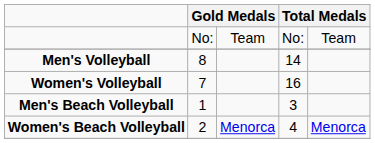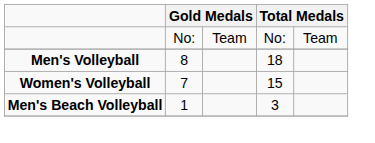(293, 61) 14 -> (275, 61) 18
(293, 83) 16 -> (275, 83) 15
- row: (96, 128)
